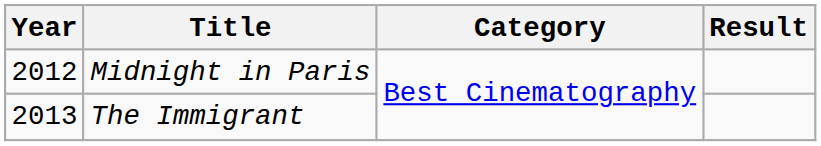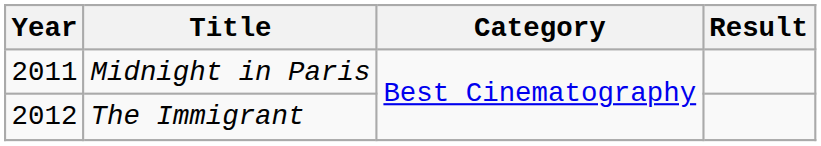(45, 72) 2012 -> (45, 72) 2011
(45, 117) 2013 -> (45, 117) 2012
